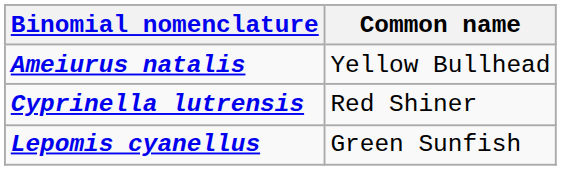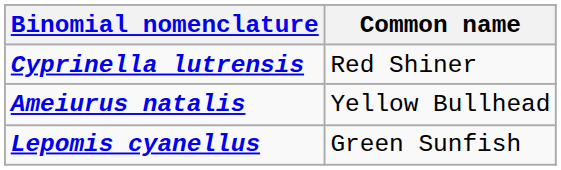rows swapped: (157, 105) <-> (128, 65)
